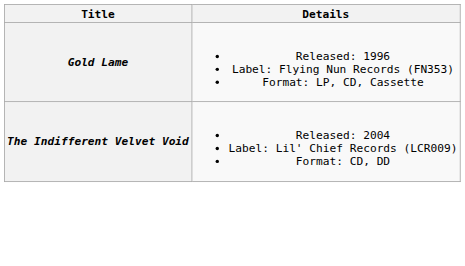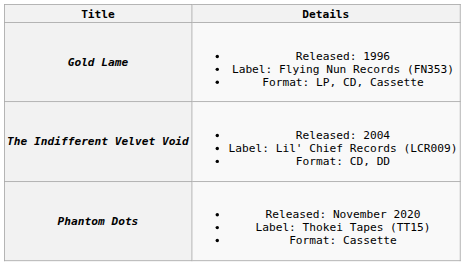+ row: (98, 221)
